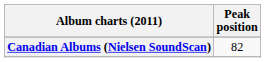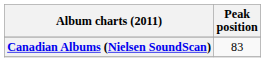(237, 47) 82 -> (237, 47) 83
